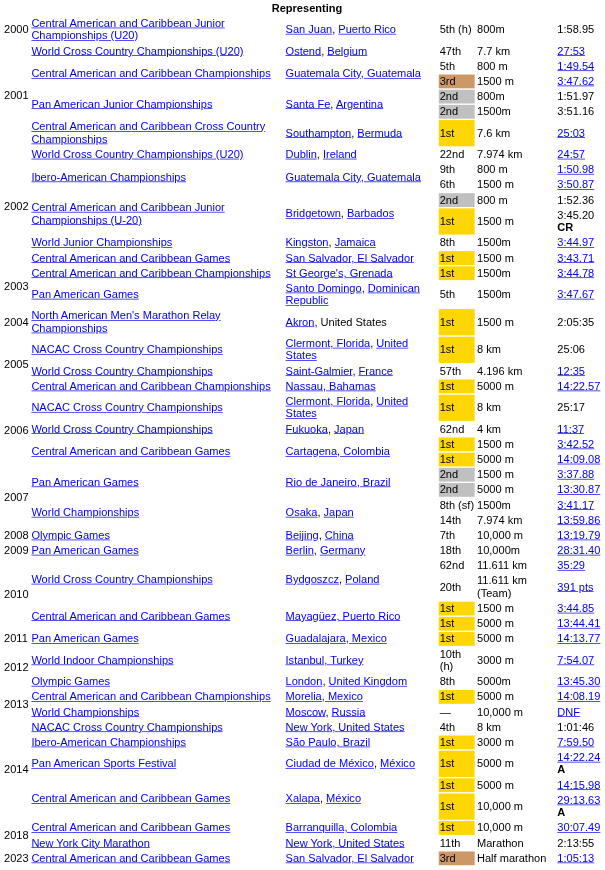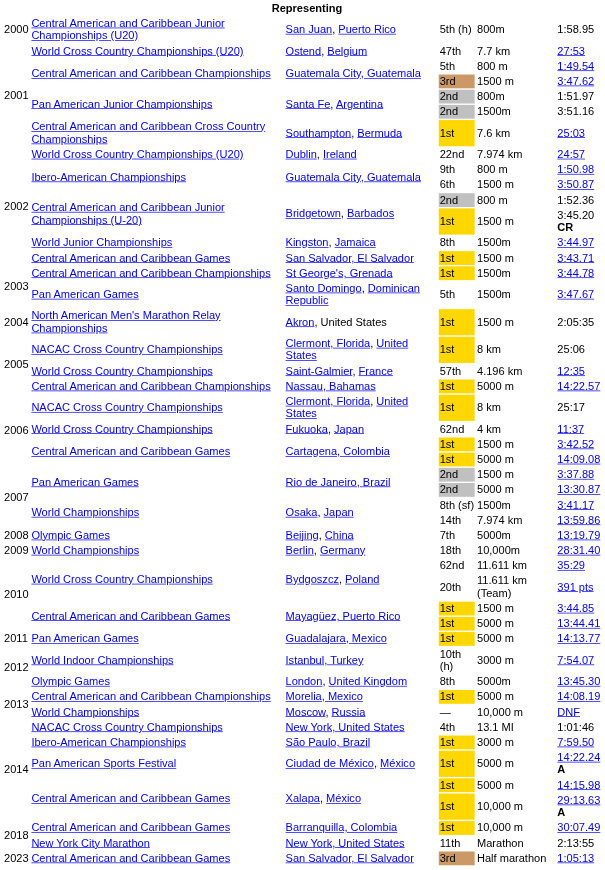(500, 535) 10,000 m -> (494, 535) 5000m
(85, 550) Pan American Games -> (85, 550) World Championships
(489, 727) 8 km -> (495, 727) 13.1 MI
